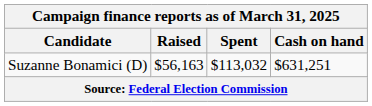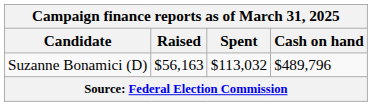(303, 64) $631,251 -> (303, 64) $489,796
